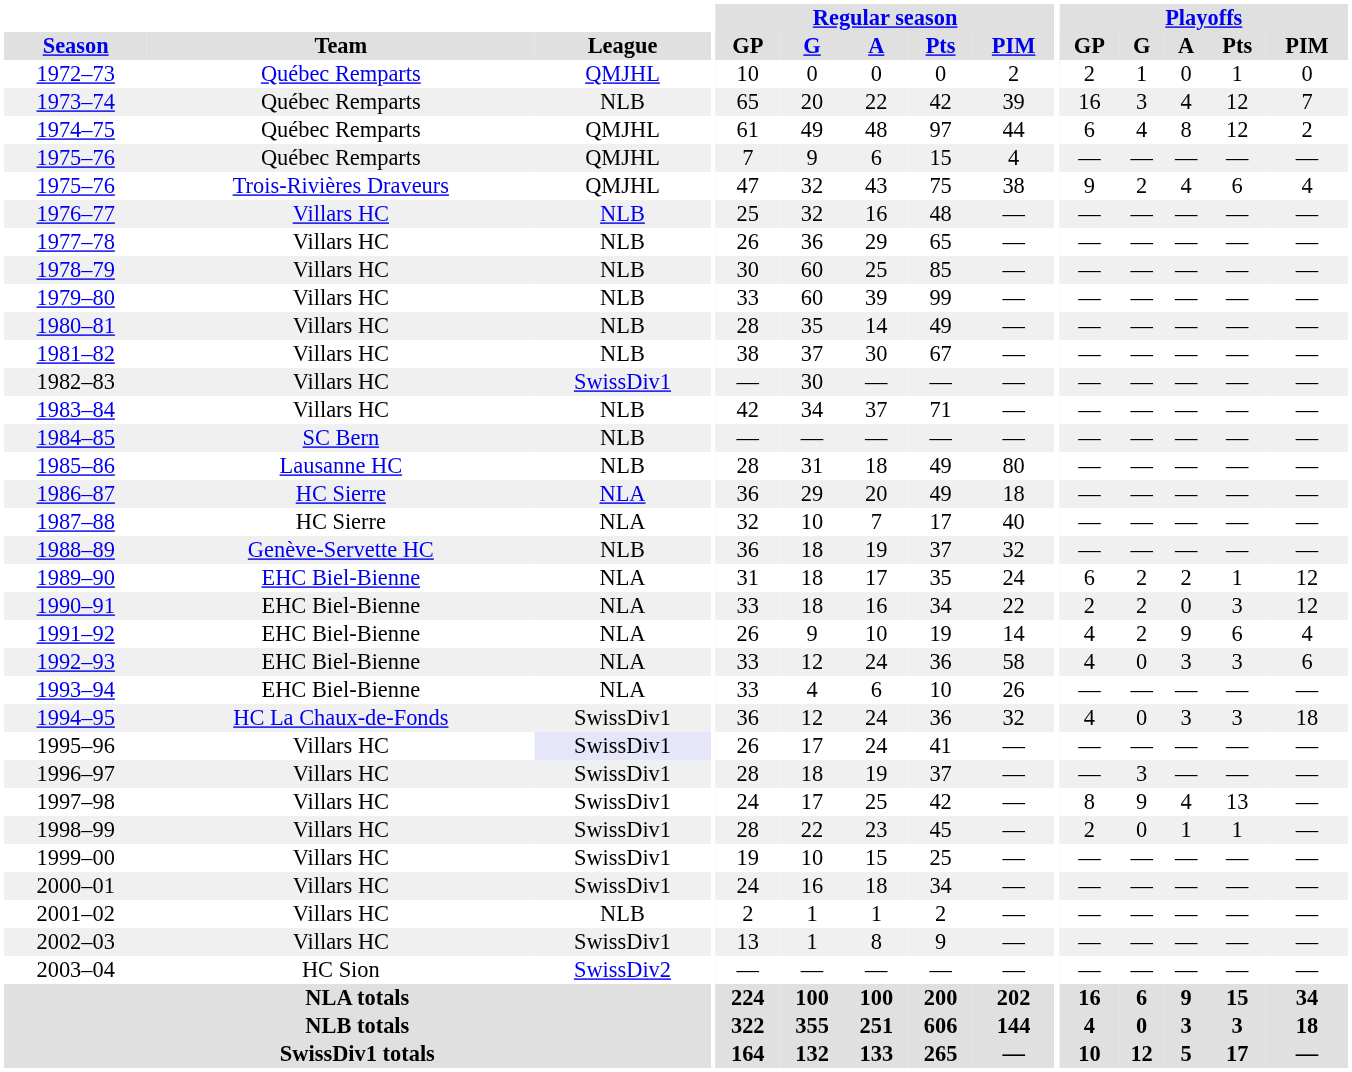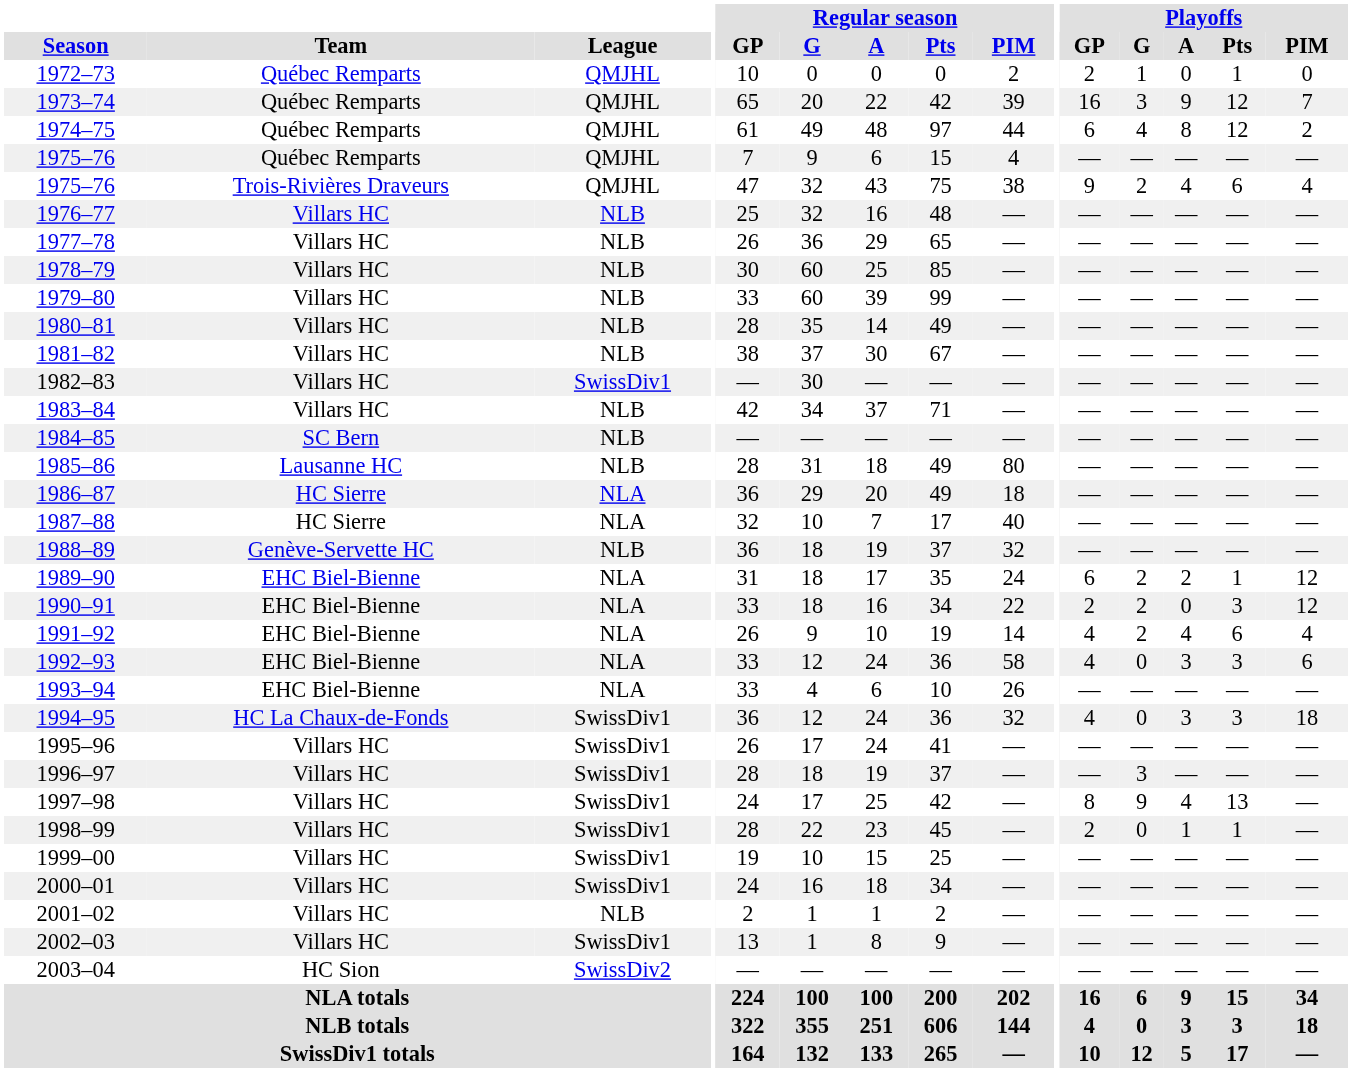(622, 101) NLB -> (622, 101) QMJHL
(1186, 101) 4 -> (1186, 101) 9
(1186, 633) 9 -> (1186, 633) 4
(622, 745) lavender background -> (622, 745) no background
